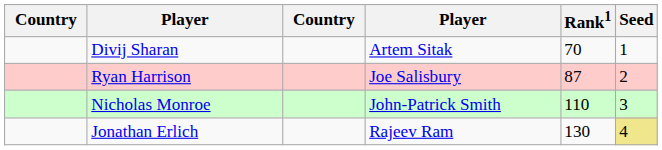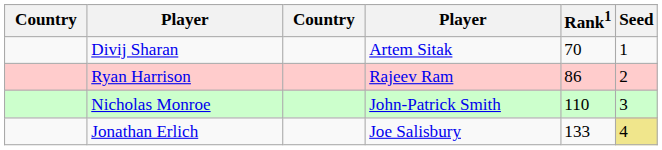(415, 77) Joe Salisbury -> (411, 77) Rajeev Ram
(573, 77) 87 -> (573, 77) 86
(411, 131) Rajeev Ram -> (415, 131) Joe Salisbury
(577, 131) 130 -> (577, 131) 133
